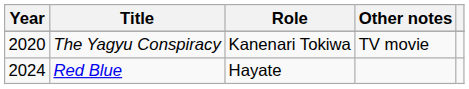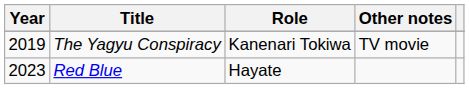(27, 45) 2020 -> (27, 45) 2019
(27, 71) 2024 -> (27, 71) 2023
